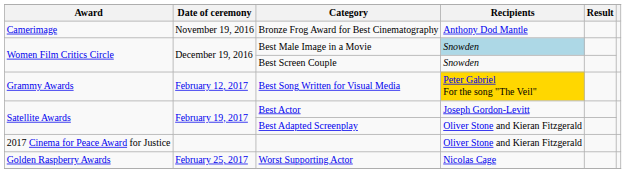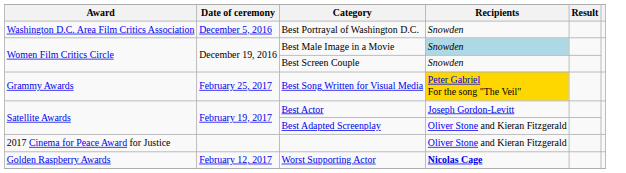- row: (32, 29)
+ row: (101, 29)
(212, 86) February 12, 2017 -> (236, 86) February 25, 2017
(212, 159) February 25, 2017 -> (236, 159) February 12, 2017
(470, 159) normal -> (455, 159) bold
